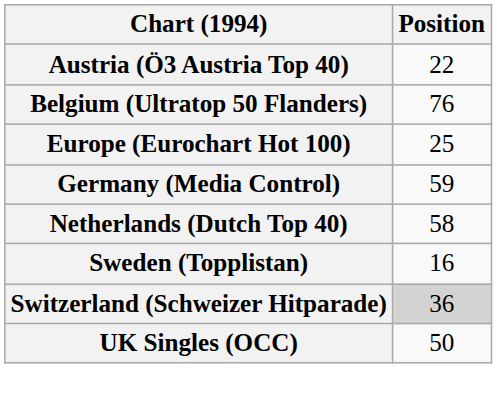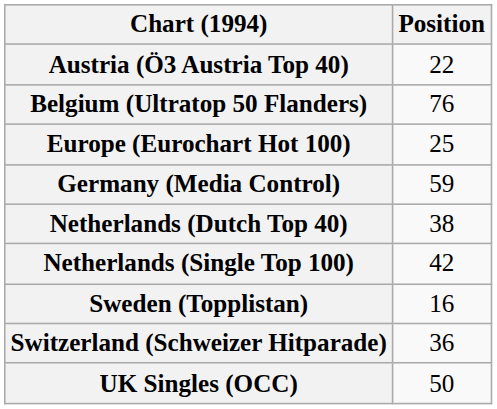(442, 223) 58 -> (442, 223) 38
+ row: (199, 263)
(442, 303) lightgrey background -> (442, 343) no background
